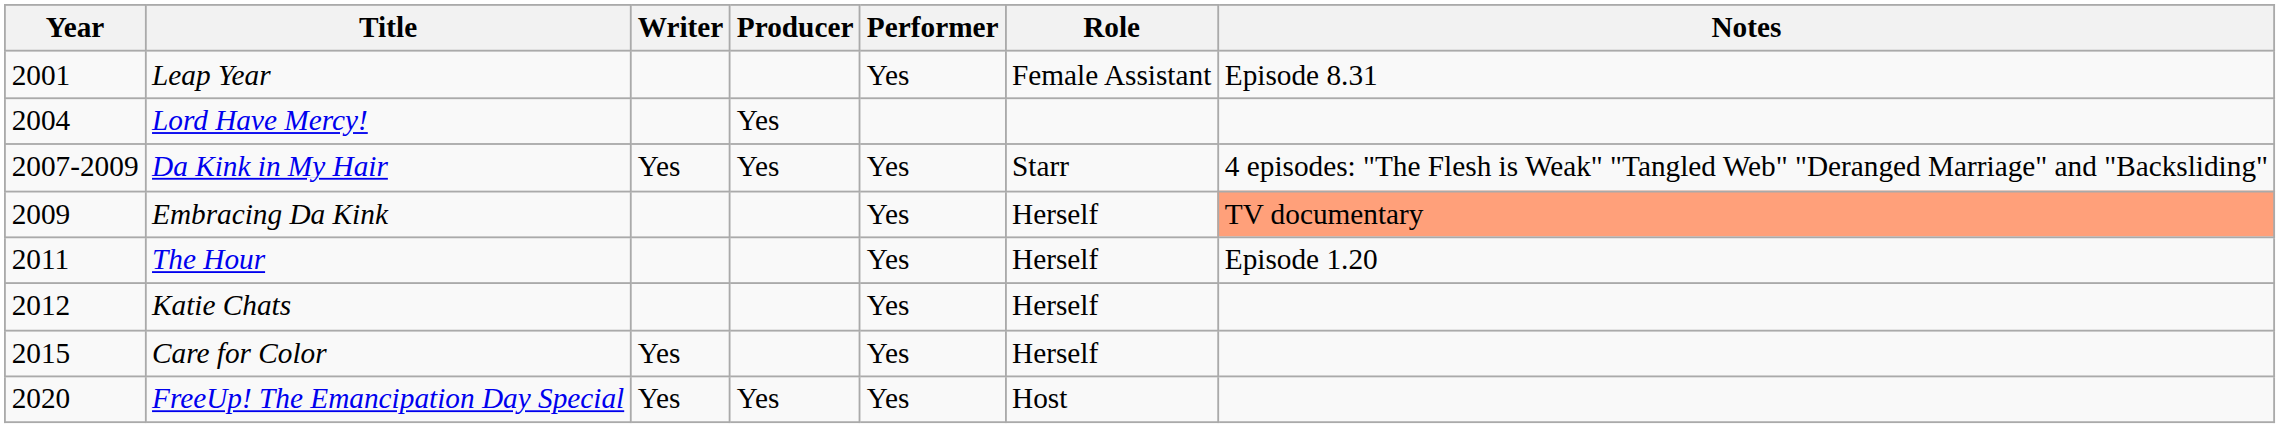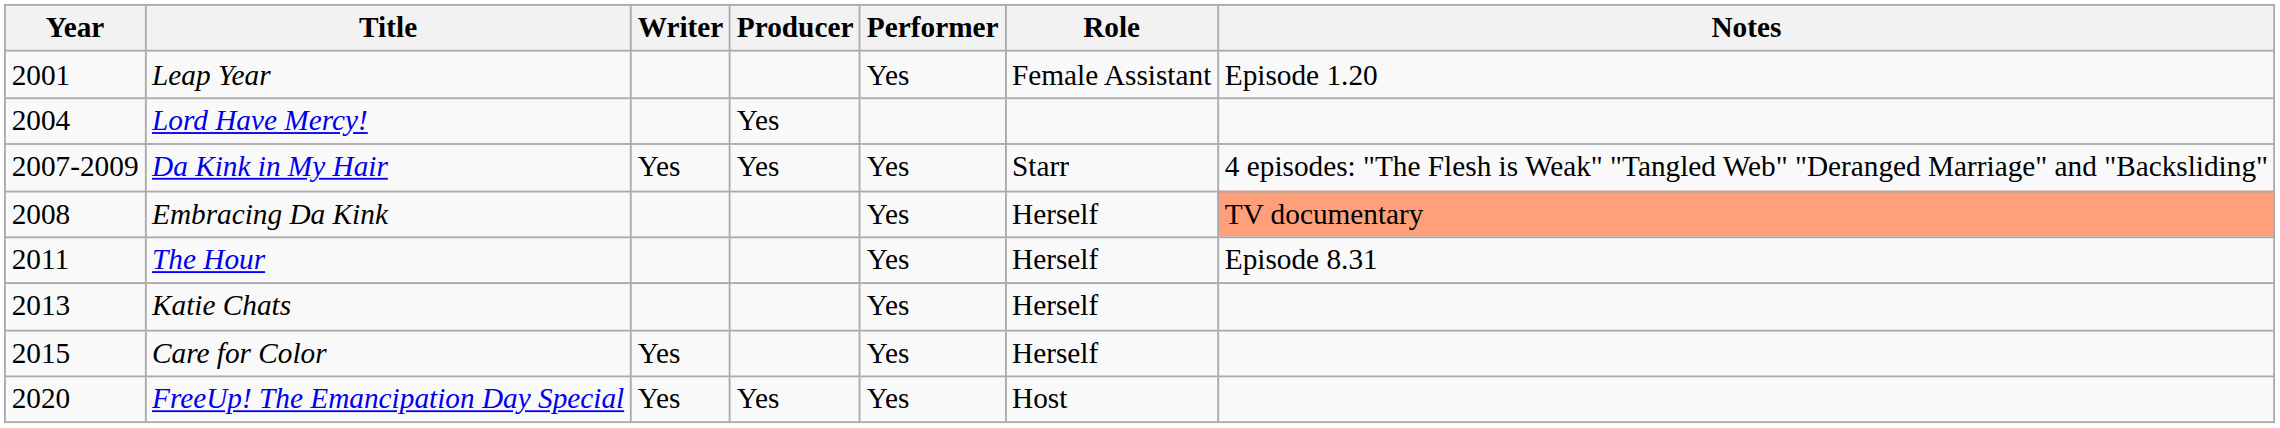(1301, 74) Episode 8.31 -> (1301, 74) Episode 1.20
(41, 213) 2009 -> (41, 213) 2008
(1301, 259) Episode 1.20 -> (1301, 259) Episode 8.31
(41, 306) 2012 -> (41, 306) 2013
